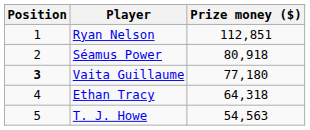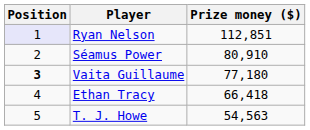(37, 35) no background -> (37, 35) lavender background
(246, 55) 80,918 -> (246, 55) 80,910
(246, 95) 64,318 -> (246, 95) 66,418
